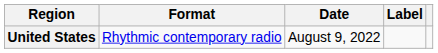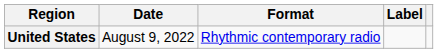columns swapped: (334, 15) <-> (192, 15)
